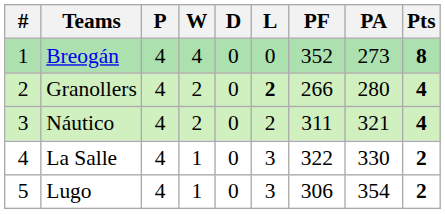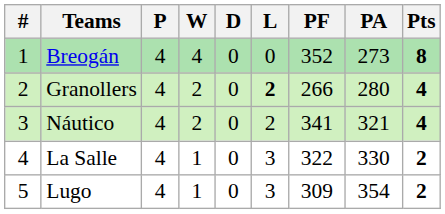(317, 123) 311 -> (317, 123) 341
(317, 191) 306 -> (317, 191) 309
